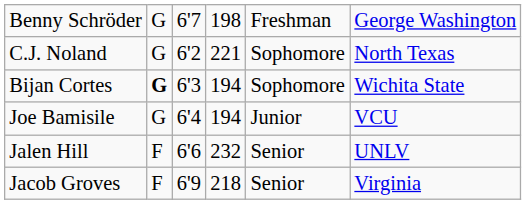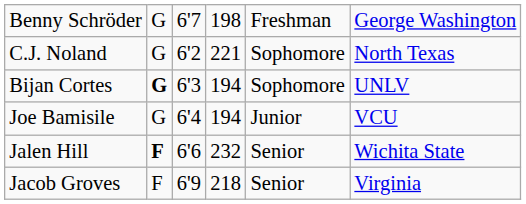(409, 85) Wichita State -> (382, 85) UNLV
(157, 150) normal -> (158, 150) bold
(382, 150) UNLV -> (409, 150) Wichita State
